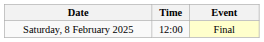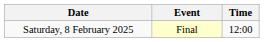columns swapped: (171, 12) <-> (224, 12)
